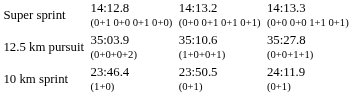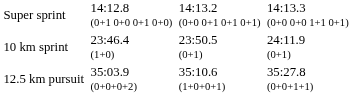rows swapped: (36, 78) <-> (44, 46)
